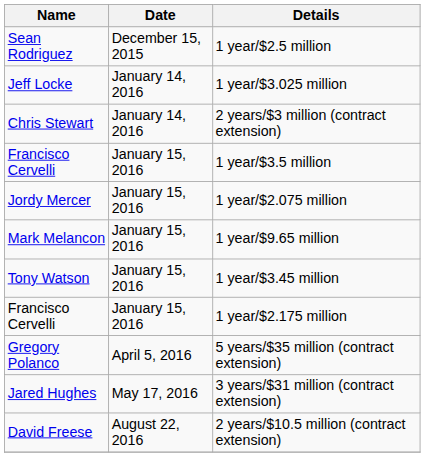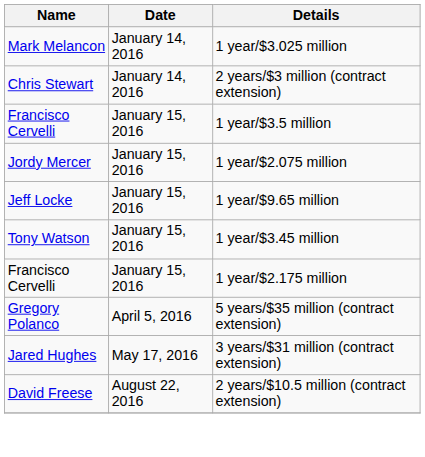- row: (273, 46)
(40, 84) Jeff Locke -> (56, 46) Mark Melancon
(56, 239) Mark Melancon -> (40, 200) Jeff Locke
